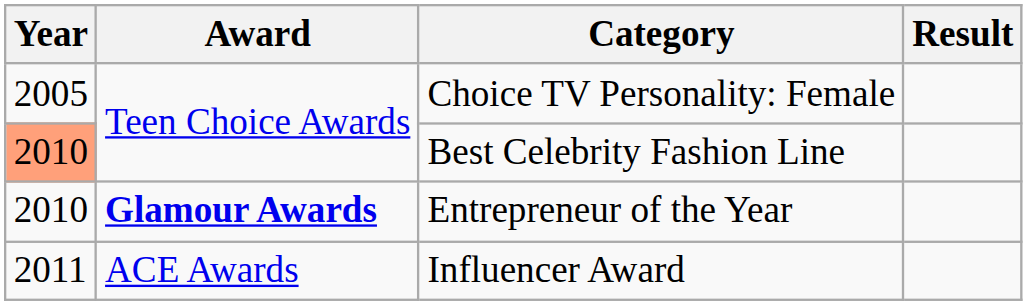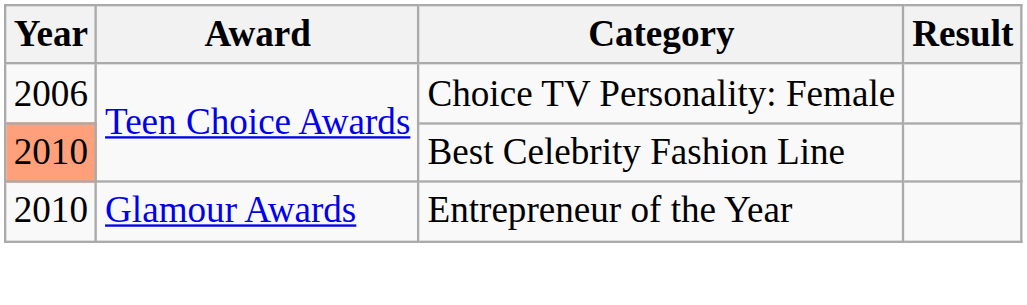(51, 92) 2005 -> (51, 92) 2006
(241, 210) bold -> (231, 210) normal
- row: (556, 269)
